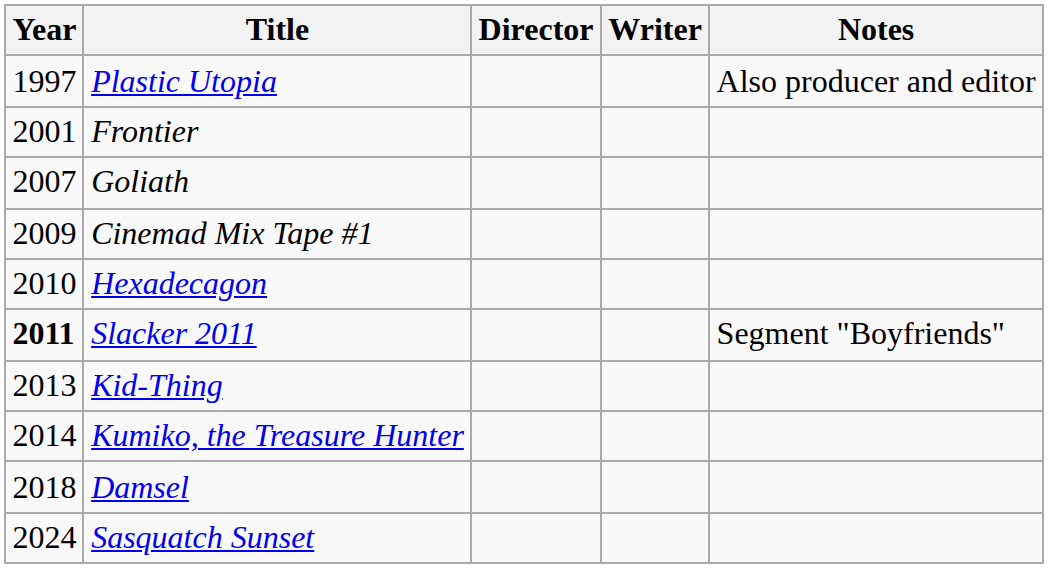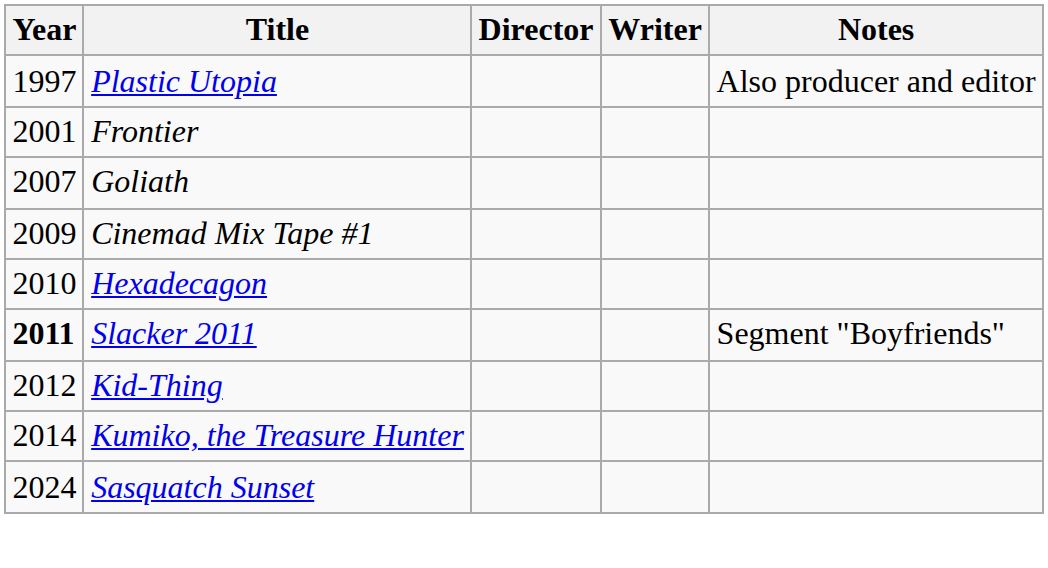(44, 385) 2013 -> (44, 385) 2012
- row: (140, 486)
